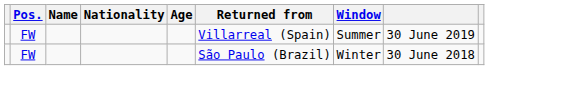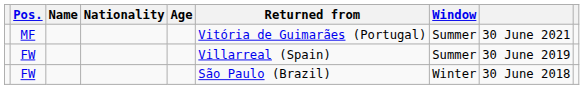+ row: (7, 34)
